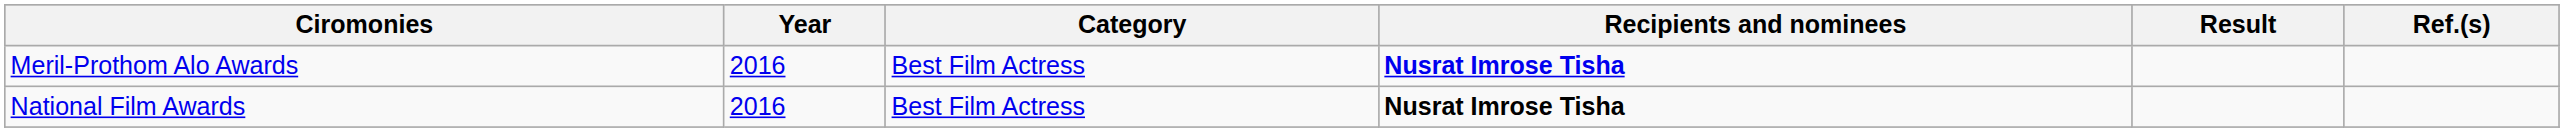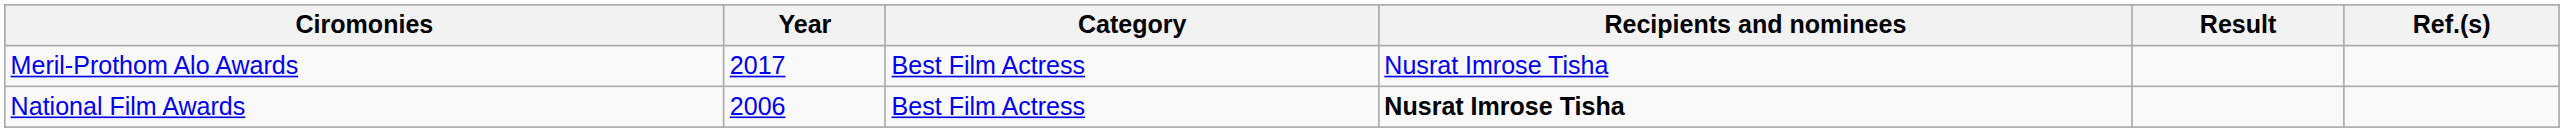(758, 66) 2016 -> (758, 66) 2017
(1504, 66) bold -> (1496, 66) normal
(758, 107) 2016 -> (758, 107) 2006
